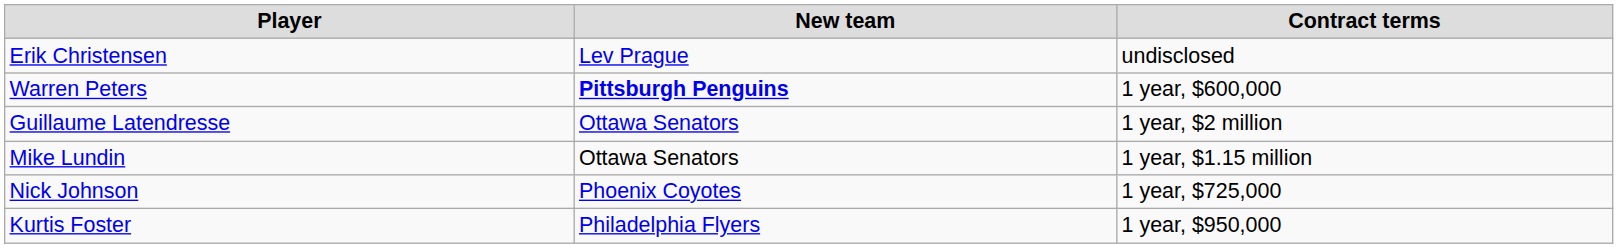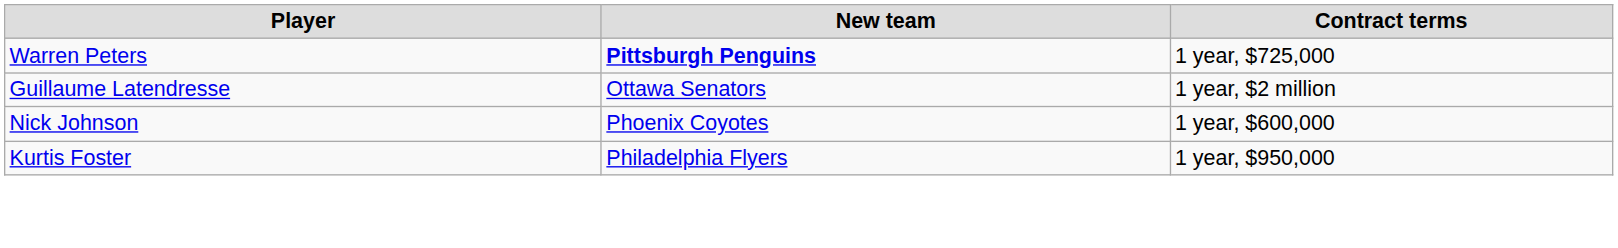- row: (88, 55)
(1201, 89) 1 year, $600,000 -> (1255, 55) 1 year, $725,000
- row: (67, 157)
(1201, 191) 1 year, $725,000 -> (1255, 123) 1 year, $600,000
